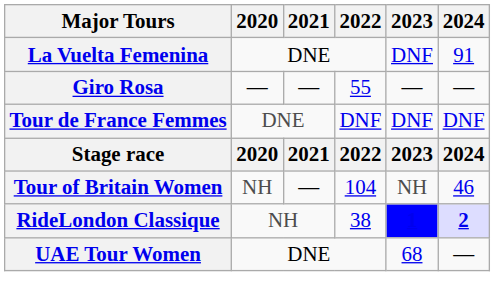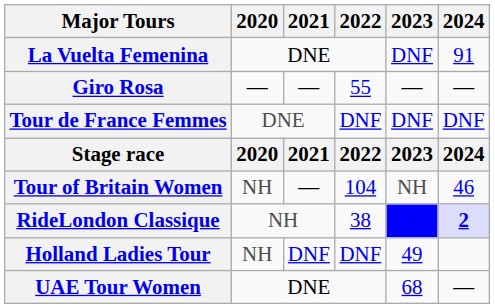+ row: (118, 253)
